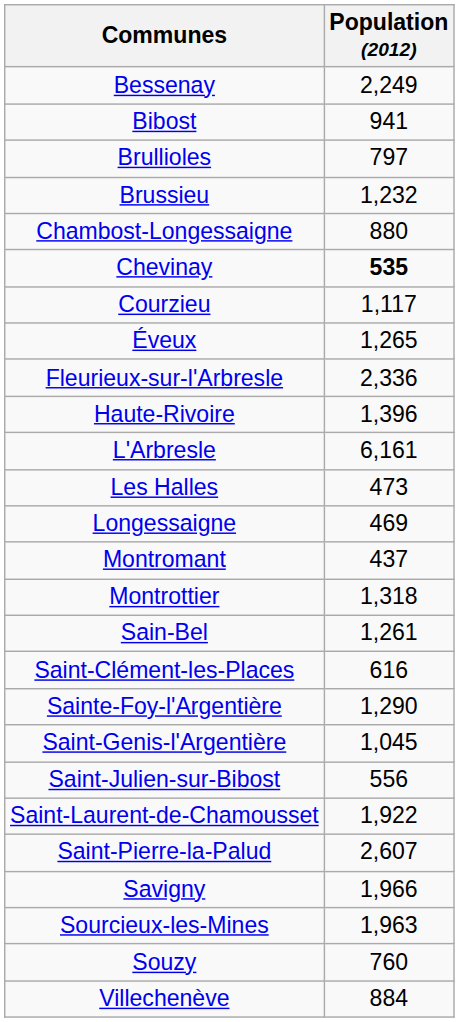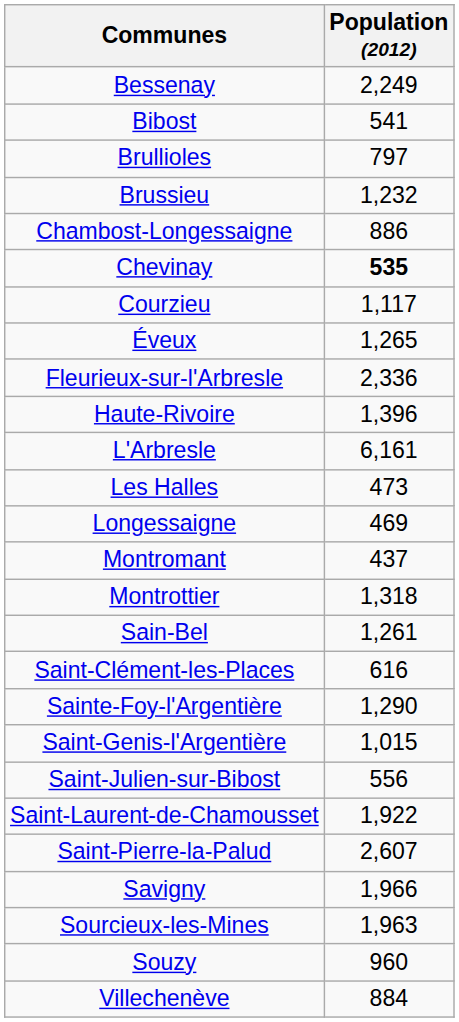(389, 121) 941 -> (389, 121) 541
(389, 231) 880 -> (389, 231) 886
(389, 742) 1,045 -> (389, 742) 1,015
(389, 962) 760 -> (389, 962) 960
